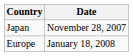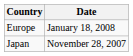rows swapped: (18, 28) <-> (21, 43)
